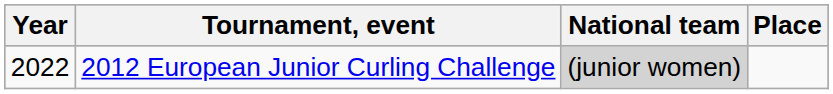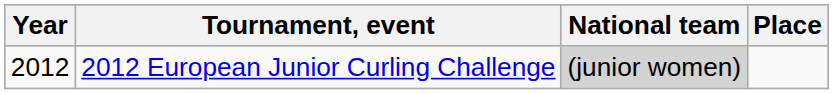(40, 66) 2022 -> (40, 66) 2012
